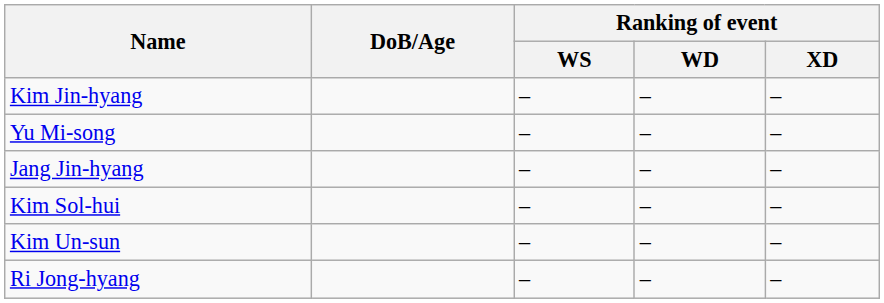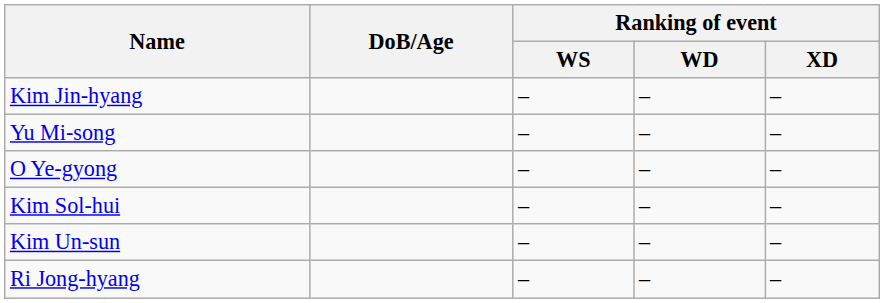- row: (77, 169)
+ row: (63, 169)
